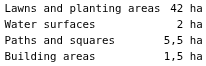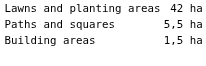- row: (50, 24)
